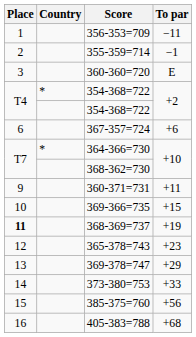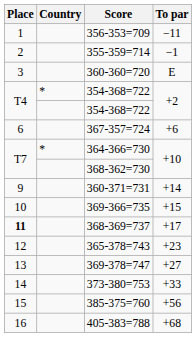(172, 188) +11 -> (172, 188) +14
(172, 226) +19 -> (172, 226) +17
(172, 265) +29 -> (172, 265) +27
